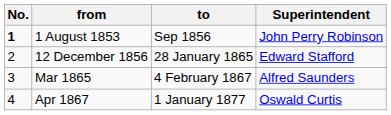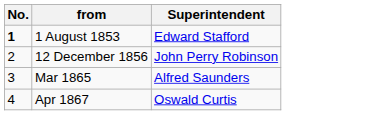- column: (204, 15)
(321, 36) John Perry Robinson -> (202, 36) Edward Stafford
(307, 57) Edward Stafford -> (216, 57) John Perry Robinson
